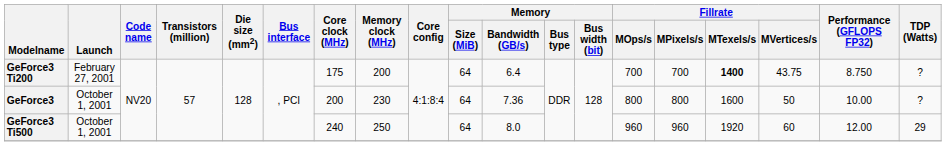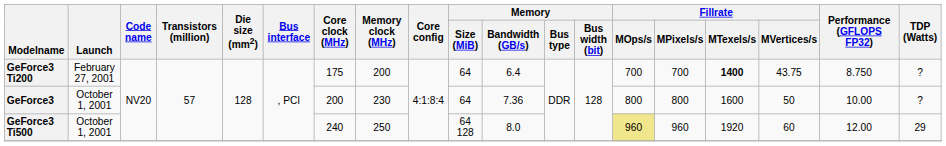(465, 127) 64 -> (465, 127) 64 128
(634, 127) no background -> (634, 127) khaki background
